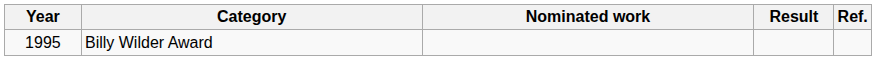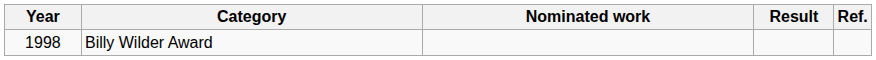(43, 42) 1995 -> (43, 42) 1998
